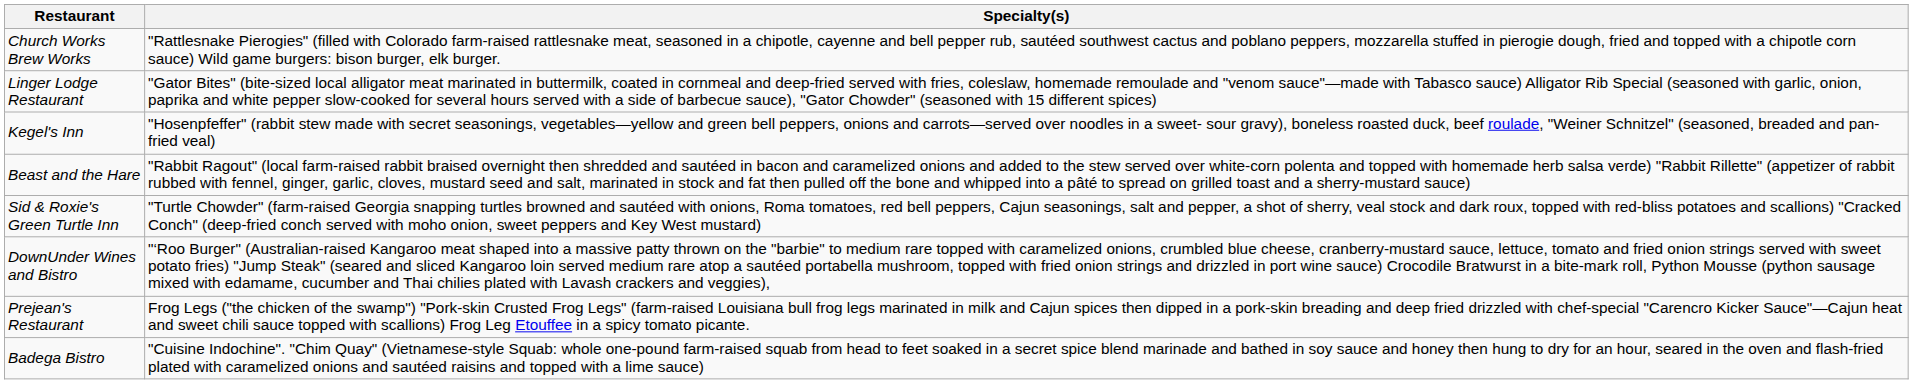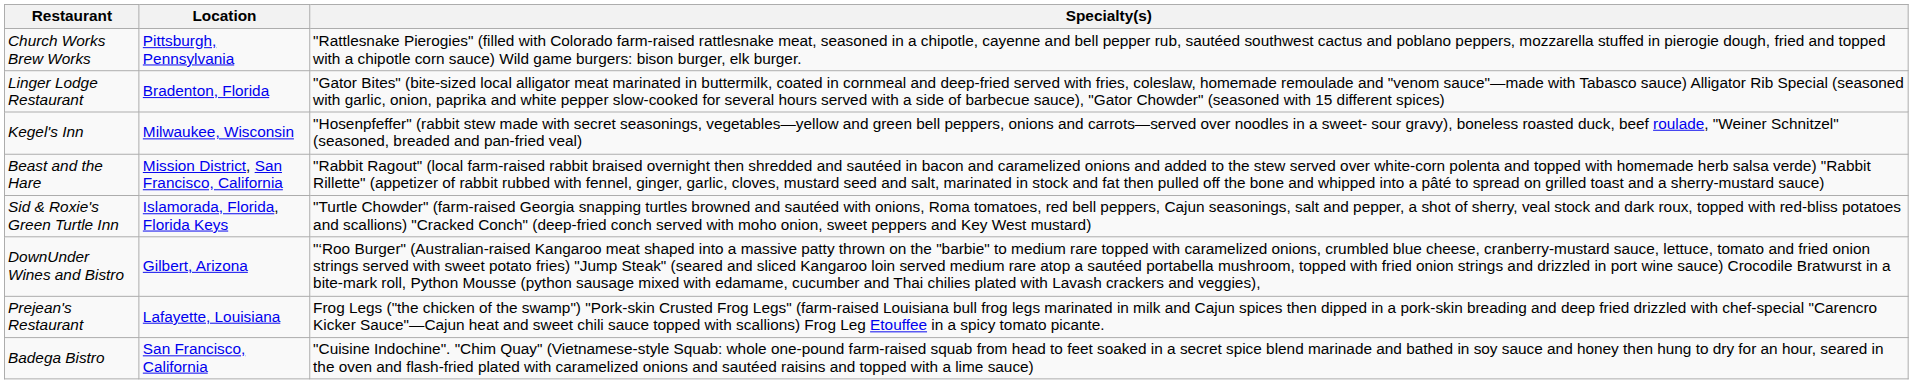+ column: (224, 16)
